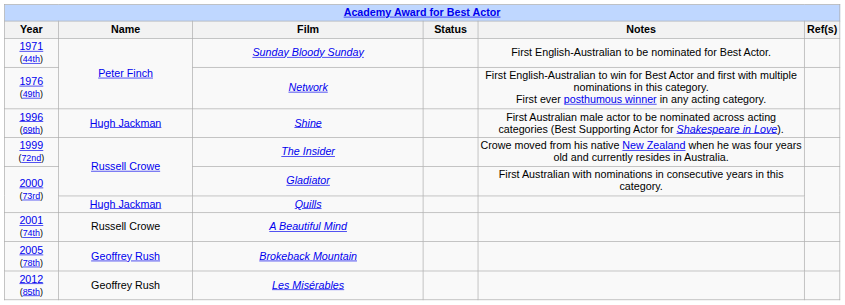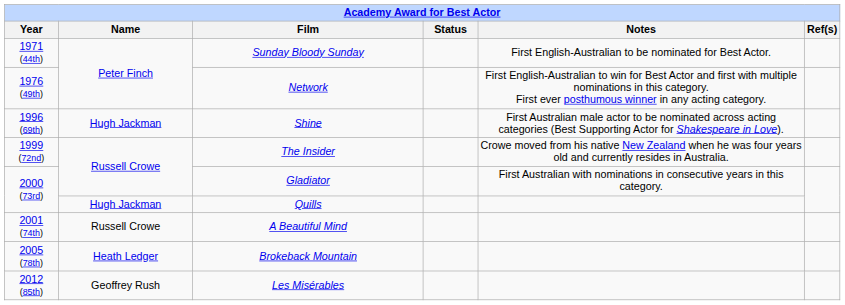(126, 256) Geoffrey Rush -> (126, 256) Heath Ledger
